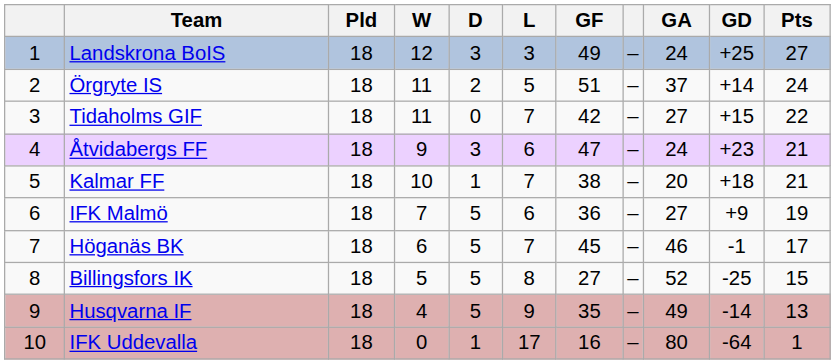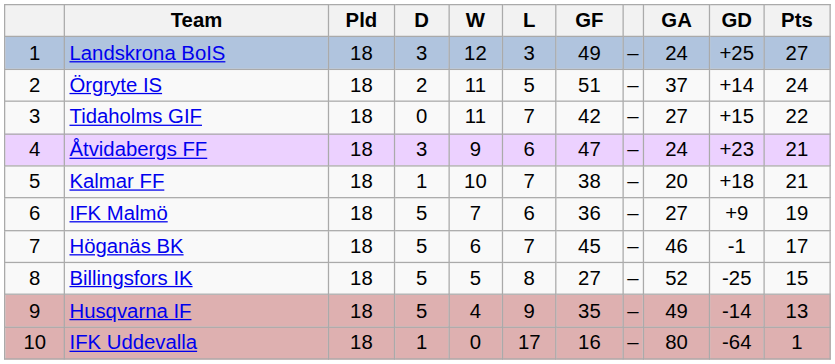columns swapped: (422, 20) <-> (475, 20)
